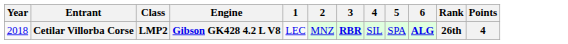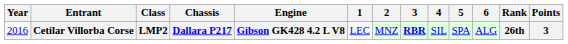+ column: (202, 12)
(18, 30) 2018 -> (18, 30) 2016
(422, 30) bold -> (486, 30) normal
(483, 30) 4 -> (546, 30) 3
